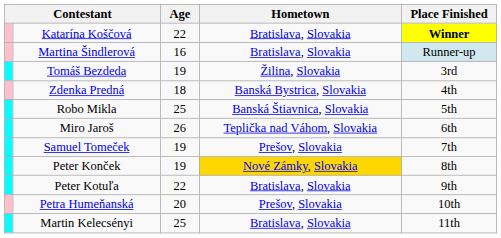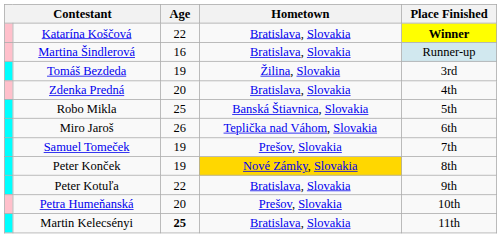(180, 90) 18 -> (180, 90) 20
(300, 90) Banská Bystrica, Slovakia -> (300, 90) Bratislava, Slovakia
(180, 223) normal -> (180, 223) bold
